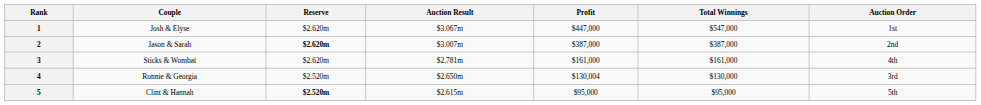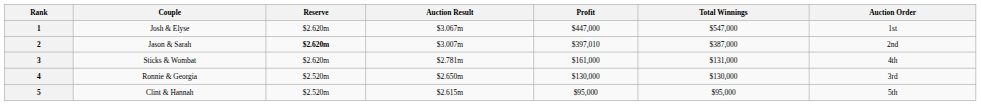(586, 44) $387,000 -> (586, 44) $397,010
(724, 60) $161,000 -> (724, 60) $131,000
(586, 76) $130,004 -> (586, 76) $130,000
(316, 92) bold -> (316, 92) normal
